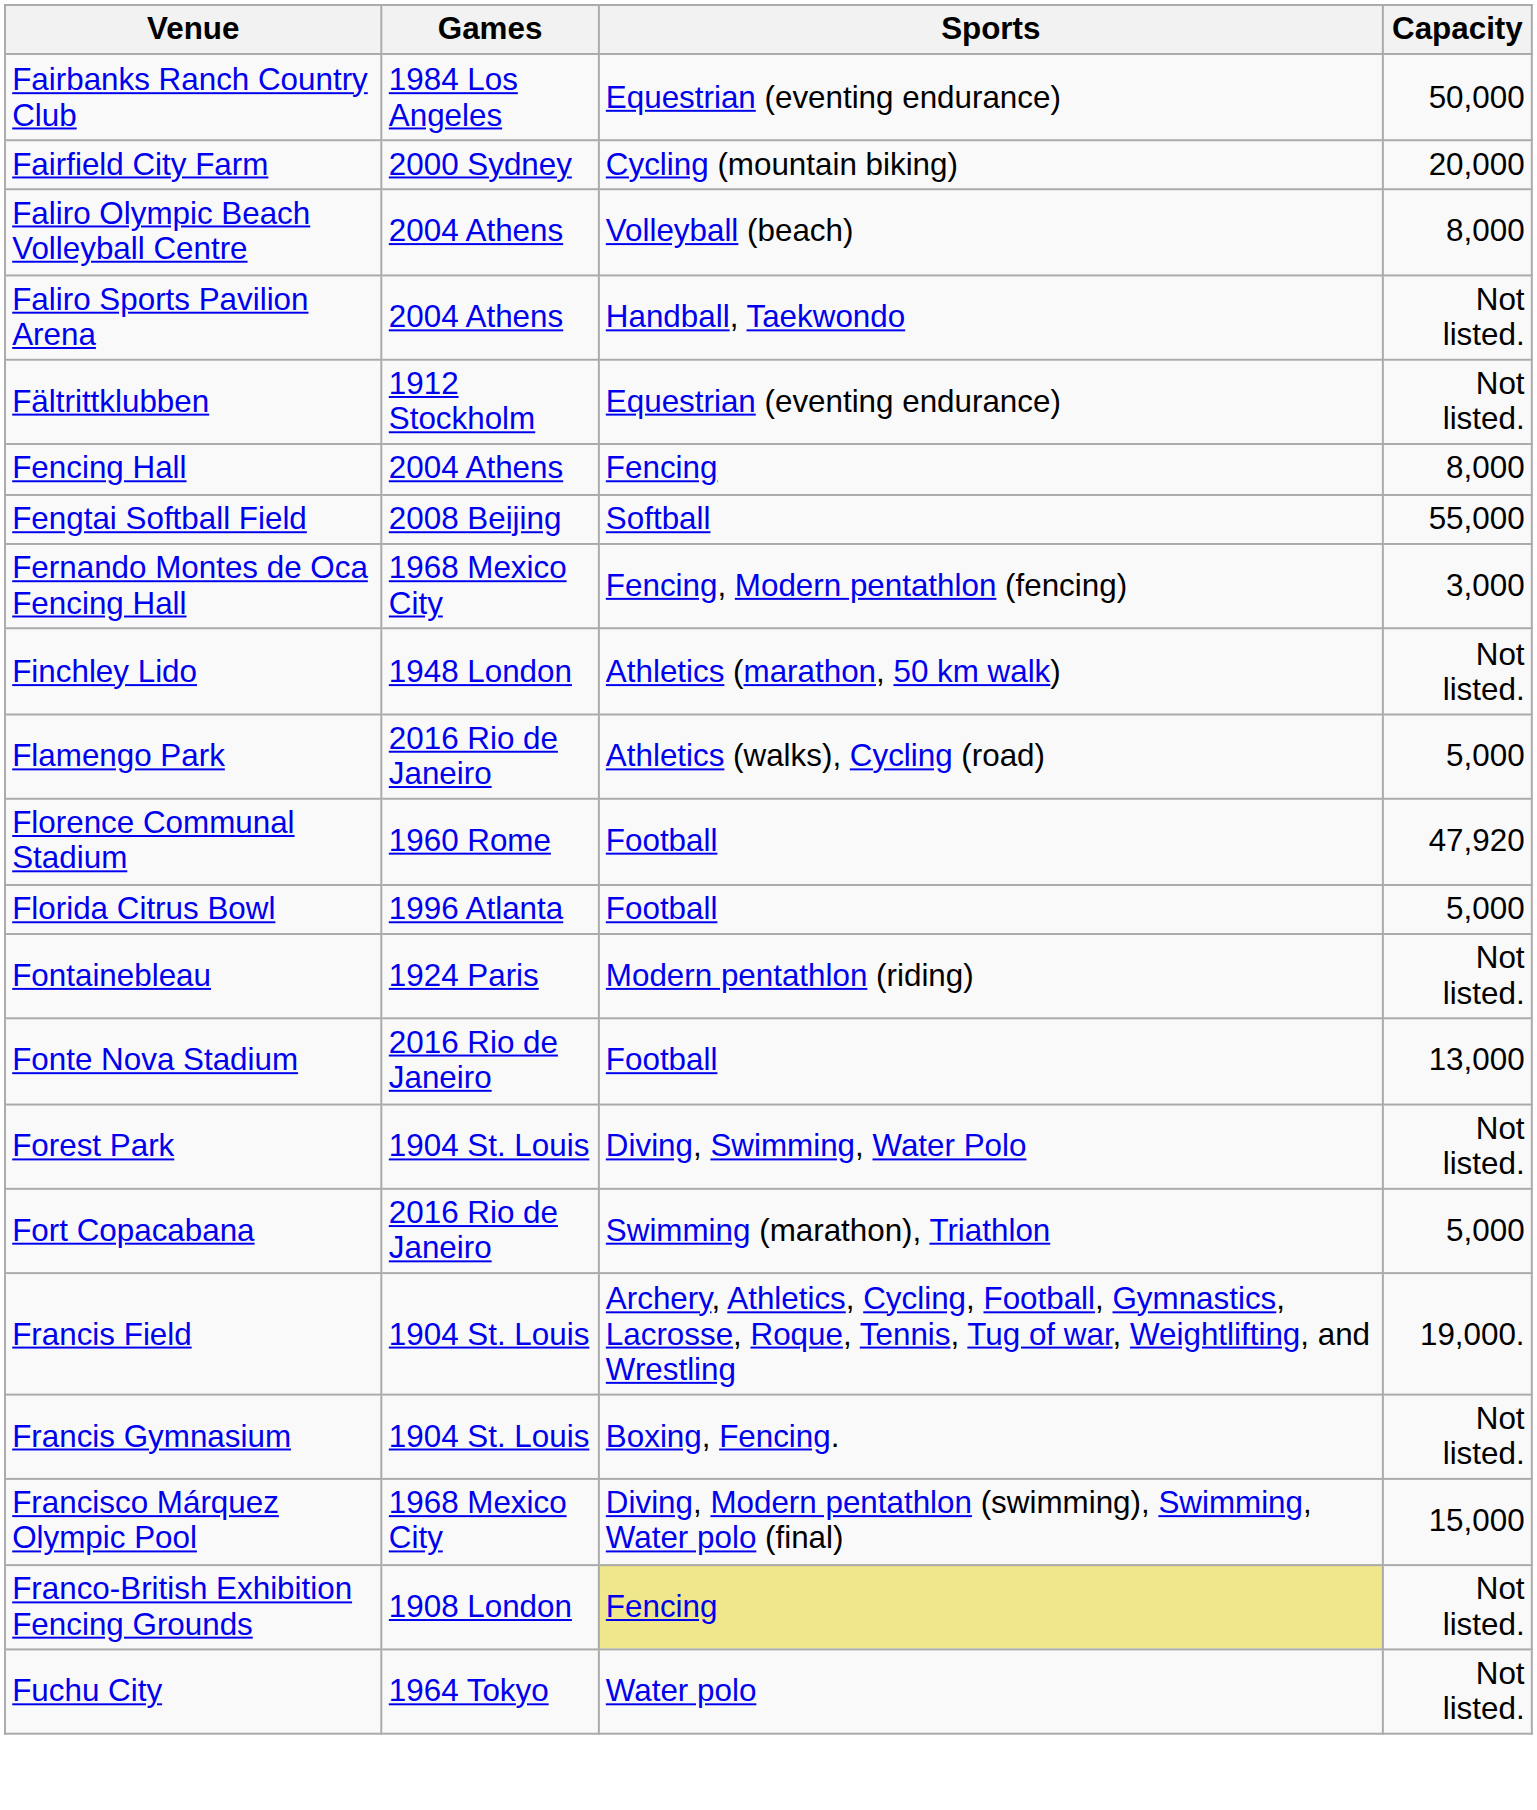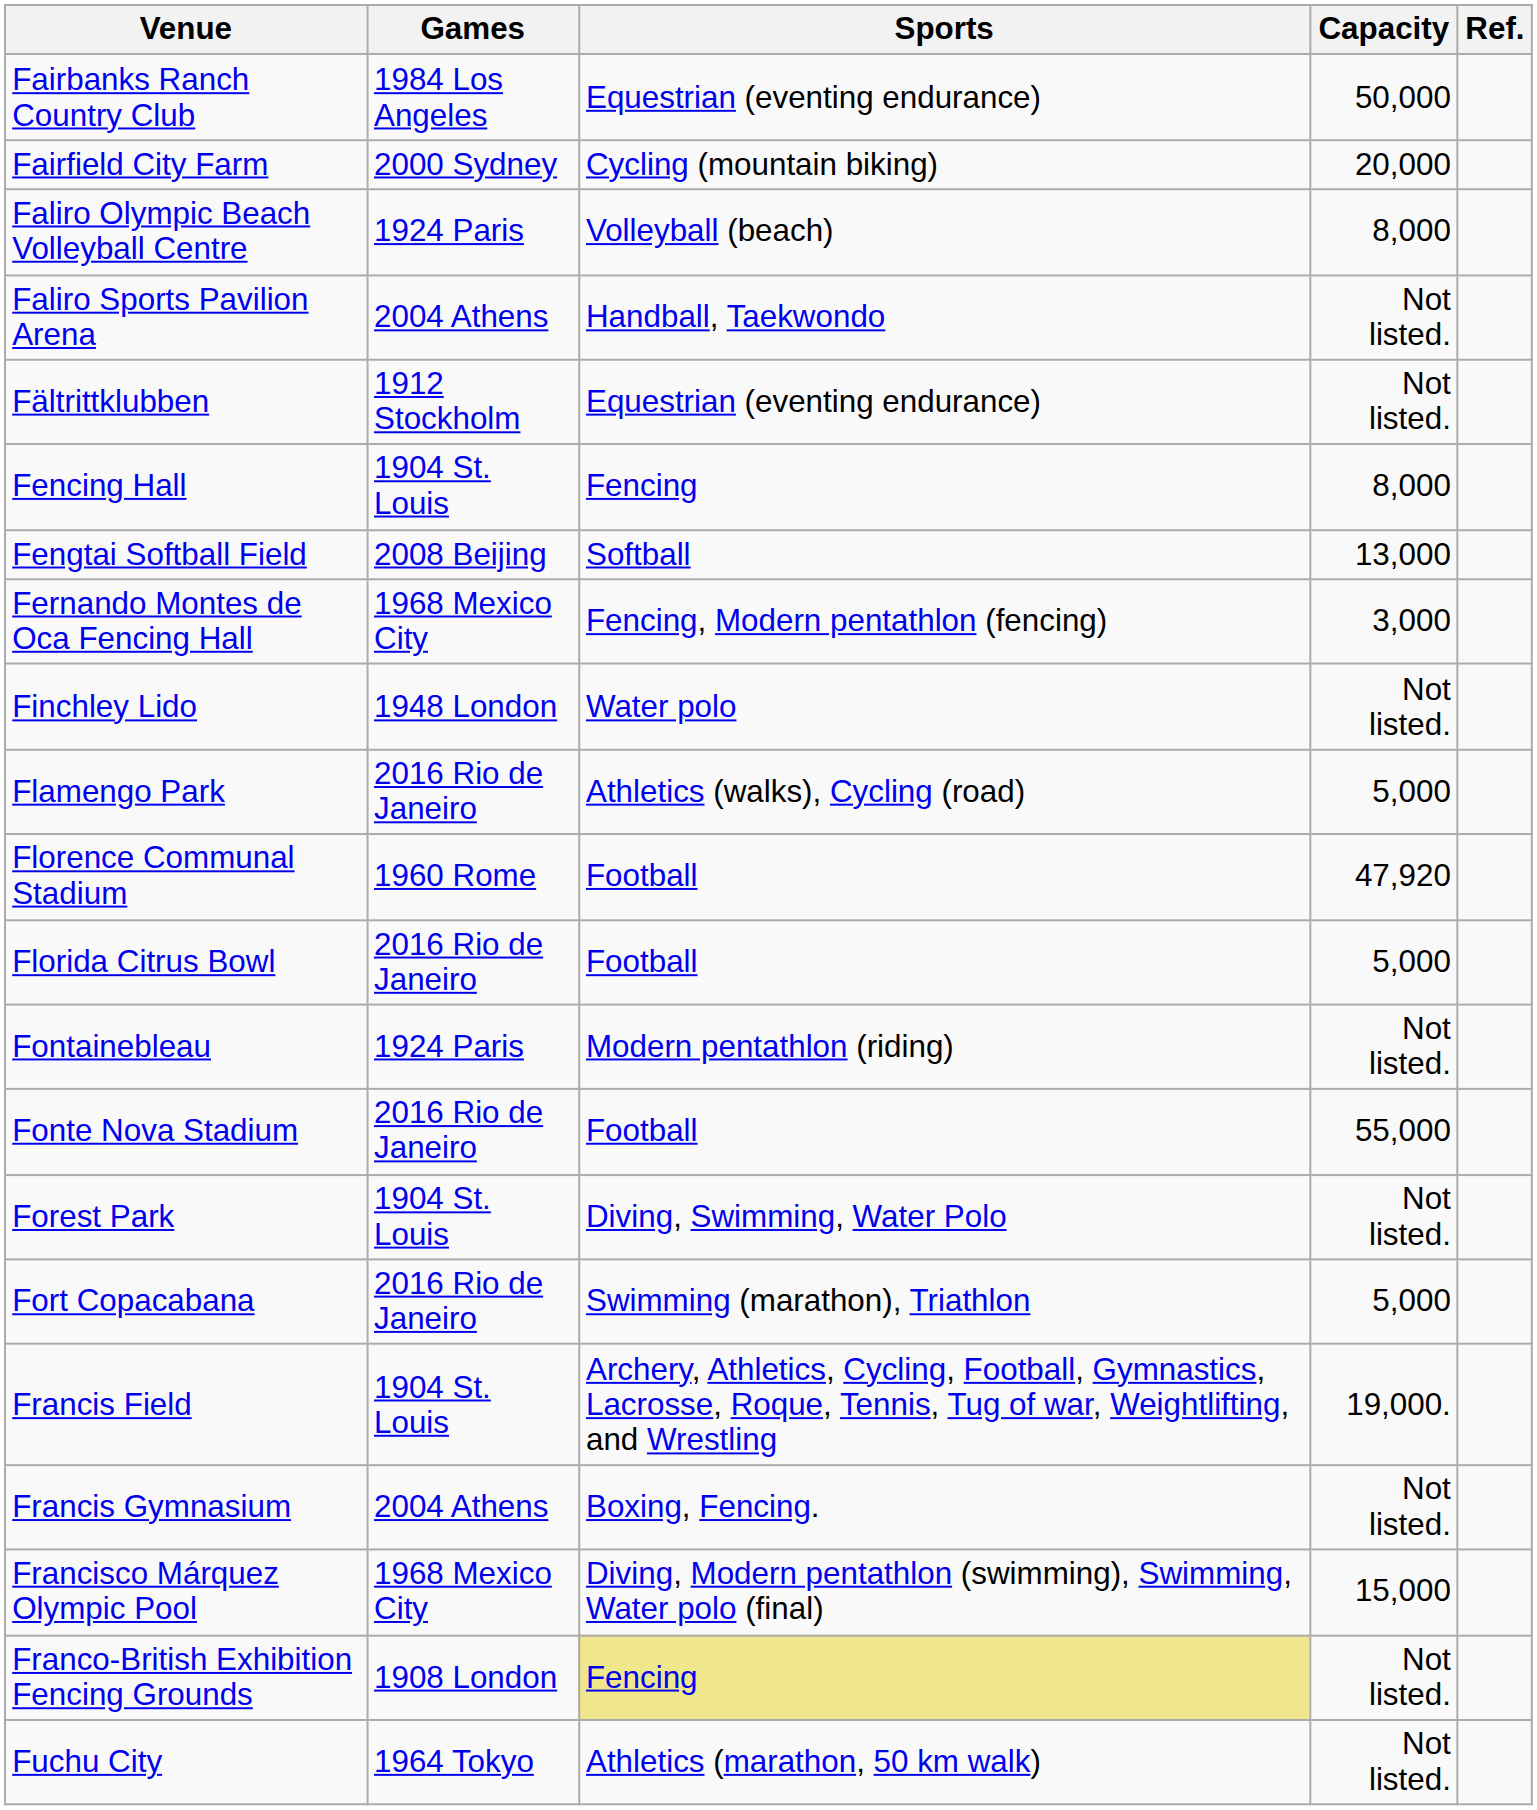+ column: (1495, 29)
(476, 231) 2004 Athens -> (449, 231) 1924 Paris
(476, 468) 2004 Athens -> (432, 486) 1904 St. Louis
(1477, 518) 55,000 -> (1403, 553) 13,000
(833, 671) Athletics (marathon, 50 km walk) -> (661, 706) Water polo
(476, 908) 1996 Atlanta -> (459, 961) 2016 Rio de Janeiro
(1477, 1060) 13,000 -> (1403, 1131) 55,000
(489, 1436) 1904 St. Louis -> (461, 1506) 2004 Athens
(681, 1691) Water polo -> (813, 1761) Athletics (marathon, 50 km walk)
